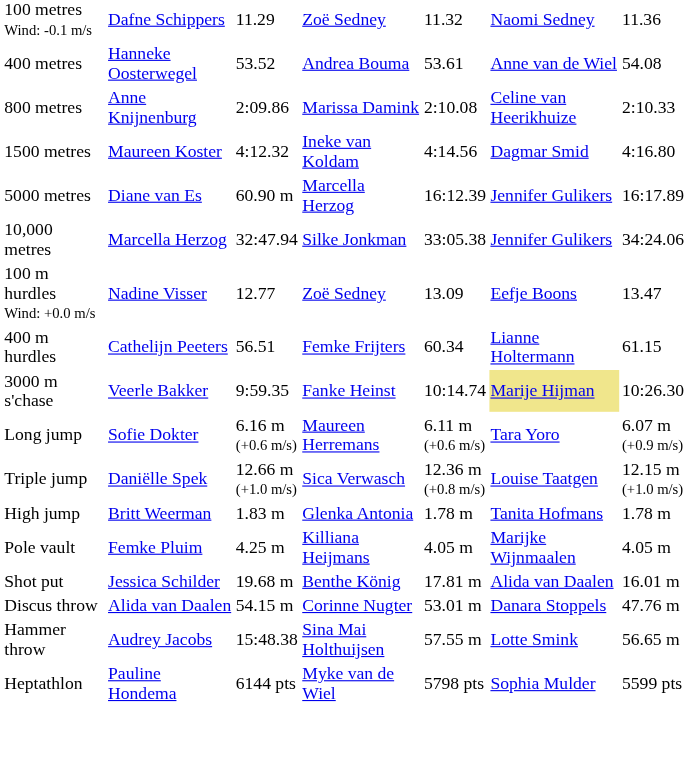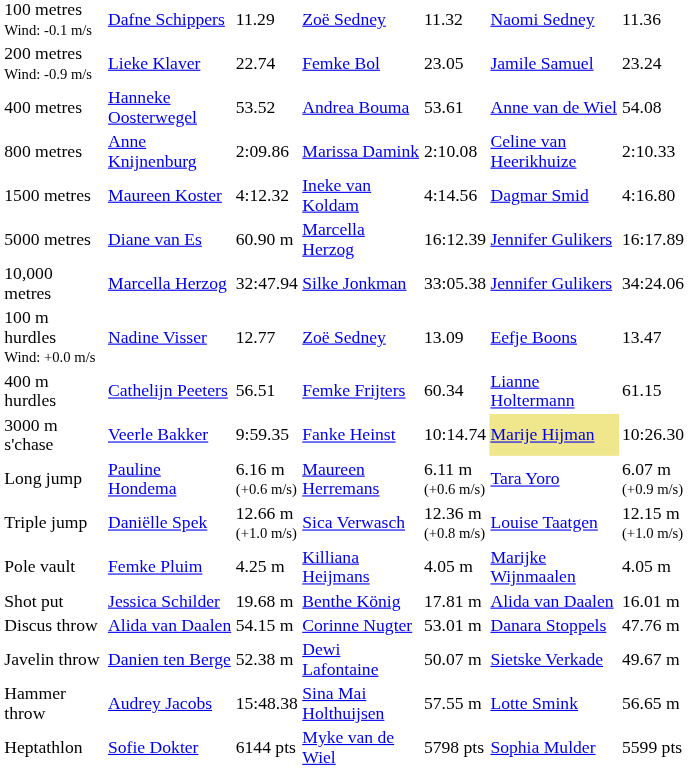+ row: (48, 63)
(153, 434) Sofie Dokter -> (142, 478) Pauline Hondema
- row: (42, 512)
+ row: (52, 659)
(142, 683) Pauline Hondema -> (153, 747) Sofie Dokter
